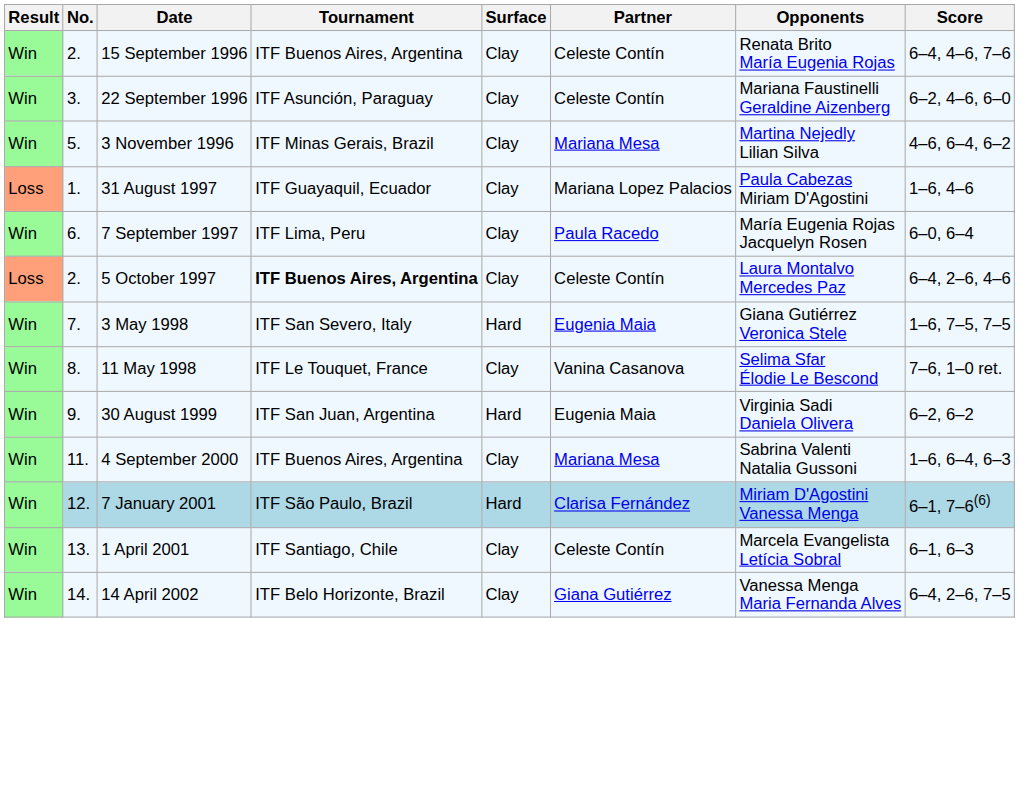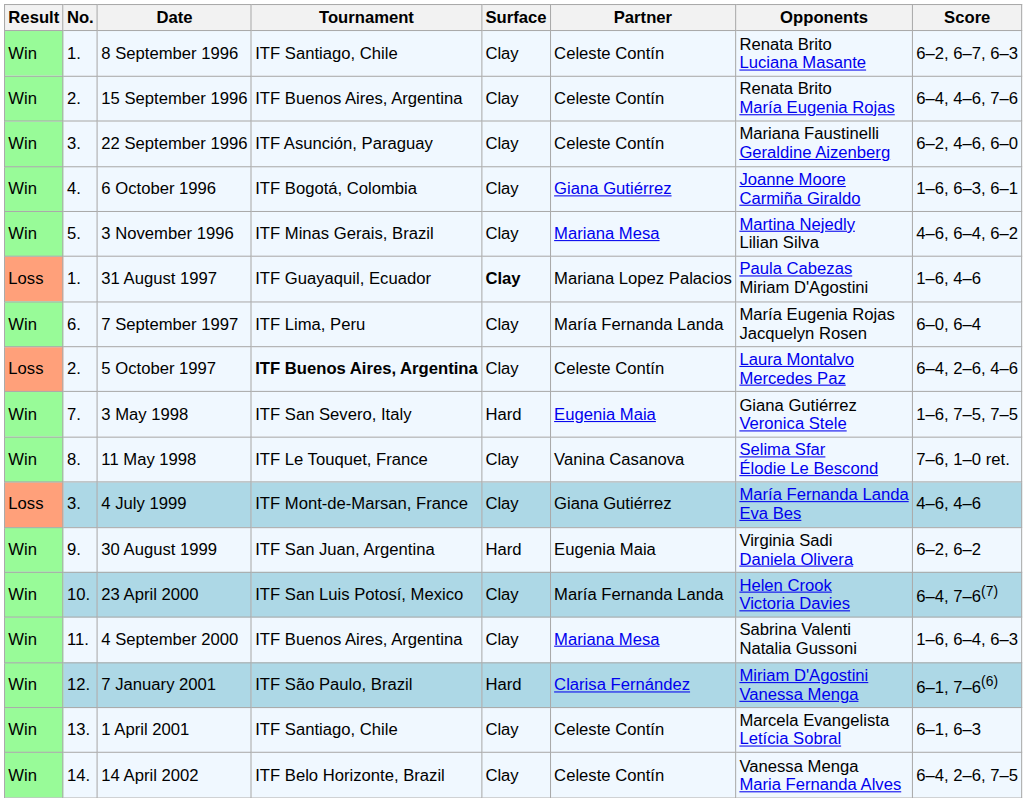+ row: (170, 53)
+ row: (159, 188)
(502, 188) normal -> (503, 278) bold
(606, 233) Paula Racedo -> (639, 324) María Fernanda Landa
+ row: (144, 504)
+ row: (150, 594)
(613, 594) Giana Gutiérrez -> (609, 775) Celeste Contín
